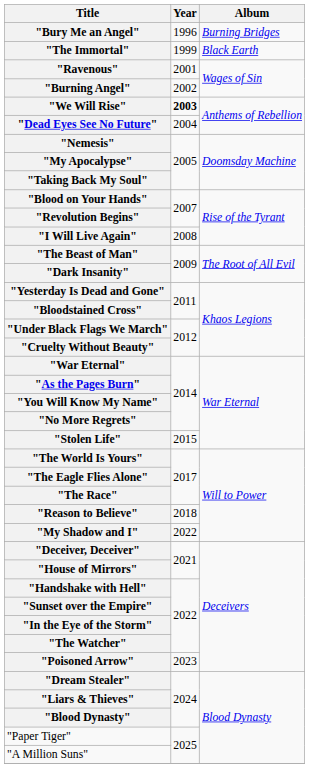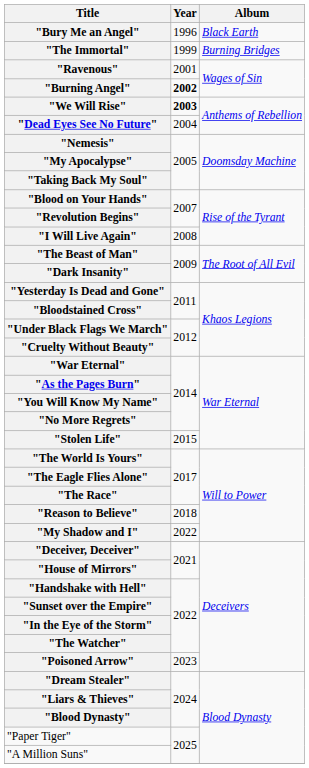(241, 32) Burning Bridges -> (230, 32) Black Earth
(230, 50) Black Earth -> (241, 50) Burning Bridges
(185, 87) normal -> (185, 87) bold
